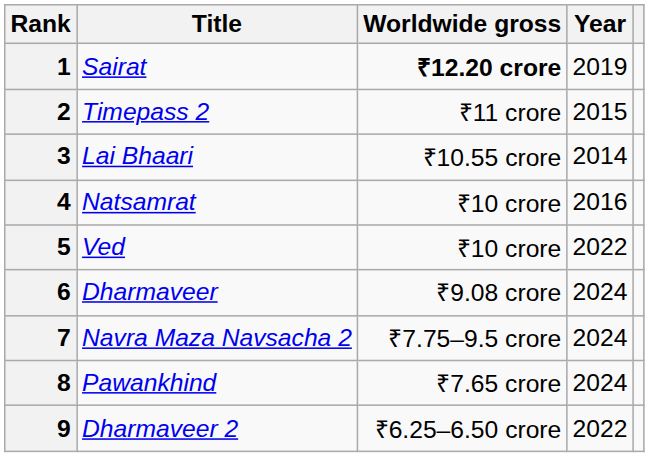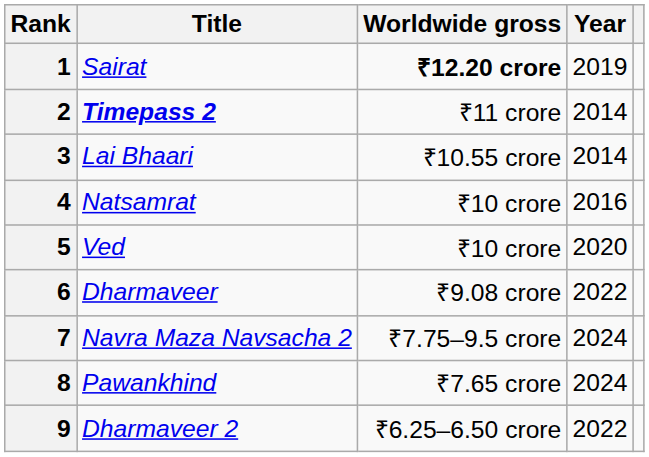(146, 111) normal -> (149, 111) bold
(600, 111) 2015 -> (600, 111) 2014
(600, 247) 2022 -> (600, 247) 2020
(600, 292) 2024 -> (600, 292) 2022
